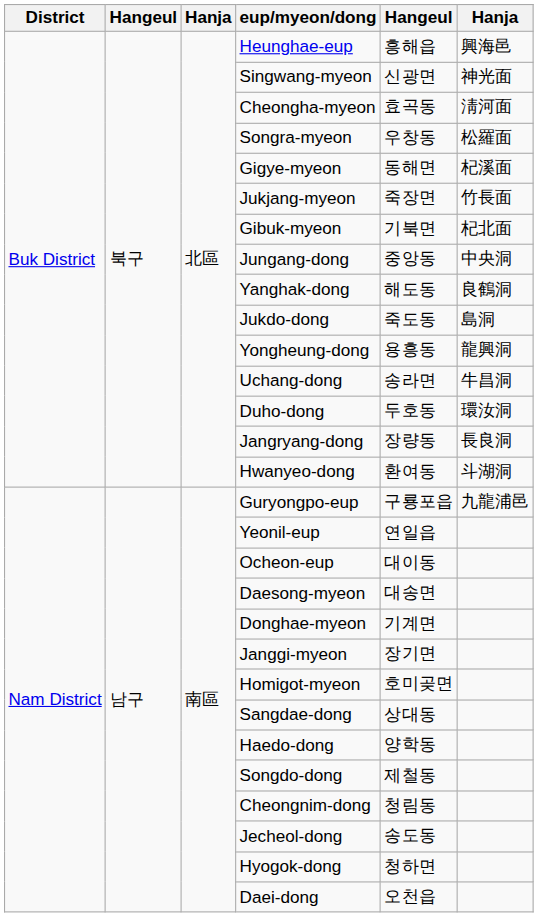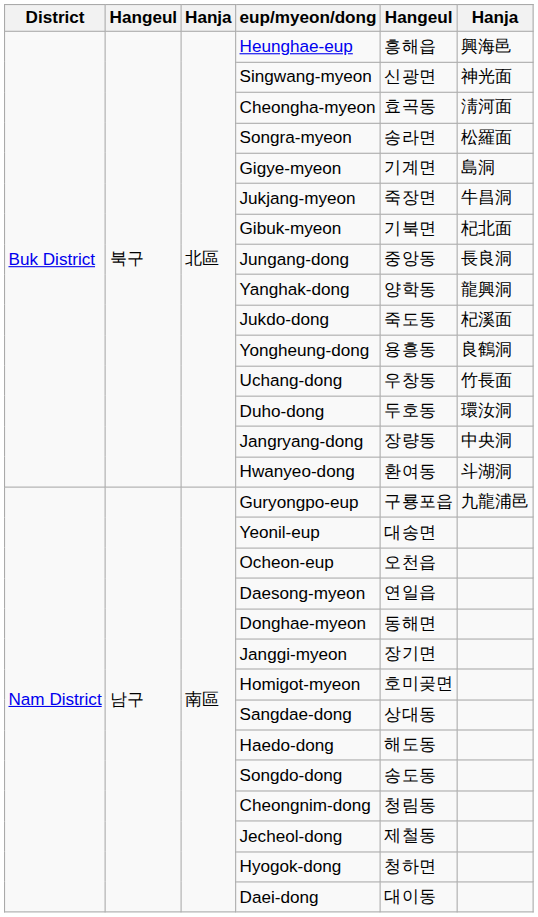(410, 137) 우창동 -> (410, 137) 송라면
(410, 167) 동해면 -> (410, 167) 기계면
(486, 167) 杞溪面 -> (478, 167) 島洞
(486, 198) 竹長面 -> (486, 198) 牛昌洞
(486, 258) 中央洞 -> (486, 258) 長良洞
(410, 289) 해도동 -> (410, 289) 양학동
(486, 289) 良鶴洞 -> (486, 289) 龍興洞
(478, 319) 島洞 -> (486, 319) 杞溪面
(486, 349) 龍興洞 -> (486, 349) 良鶴洞
(410, 380) 송라면 -> (410, 380) 우창동
(486, 380) 牛昌洞 -> (486, 380) 竹長面
(486, 440) 長良洞 -> (486, 440) 中央洞
(410, 532) 연일읍 -> (410, 532) 대송면
(410, 562) 대이동 -> (410, 562) 오천읍
(410, 592) 대송면 -> (410, 592) 연일읍
(410, 623) 기계면 -> (410, 623) 동해면
(410, 744) 양학동 -> (410, 744) 해도동
(410, 774) 제철동 -> (410, 774) 송도동
(410, 835) 송도동 -> (410, 835) 제철동
(410, 896) 오천읍 -> (410, 896) 대이동
